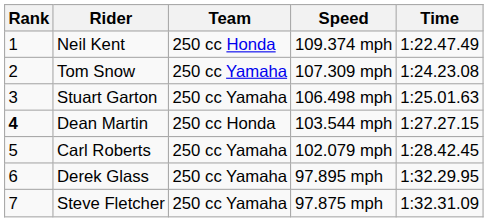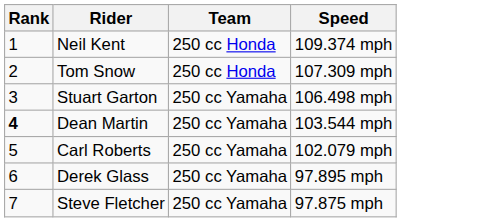- column: (440, 18)
(230, 71) 250 cc Yamaha -> (224, 71) 250 cc Honda
(224, 124) 250 cc Honda -> (230, 124) 250 cc Yamaha
